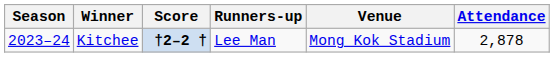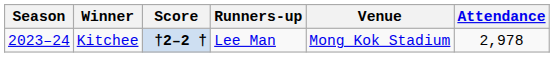(501, 40) 2,878 -> (501, 40) 2,978
